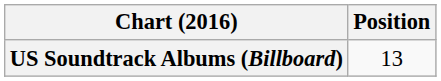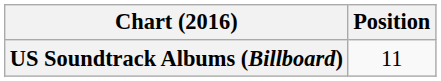(392, 57) 13 -> (392, 57) 11
